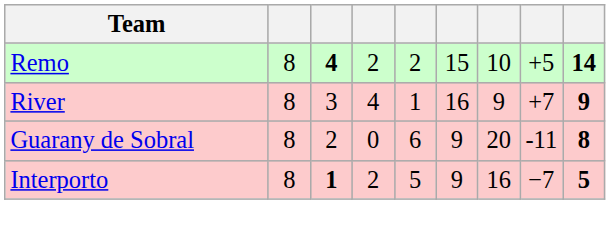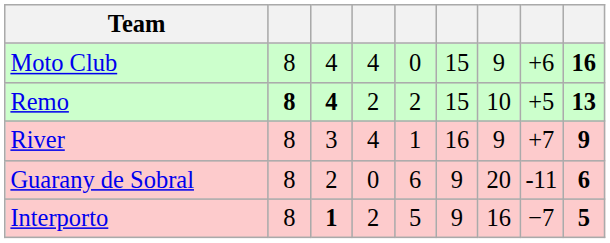+ row: (64, 62)
(289, 62) normal -> (289, 101) bold
(584, 62) 14 -> (584, 101) 13
(584, 140) 8 -> (584, 179) 6
